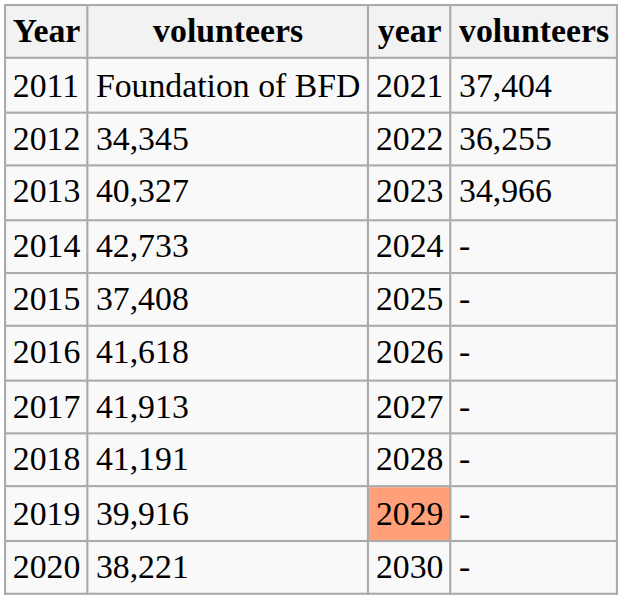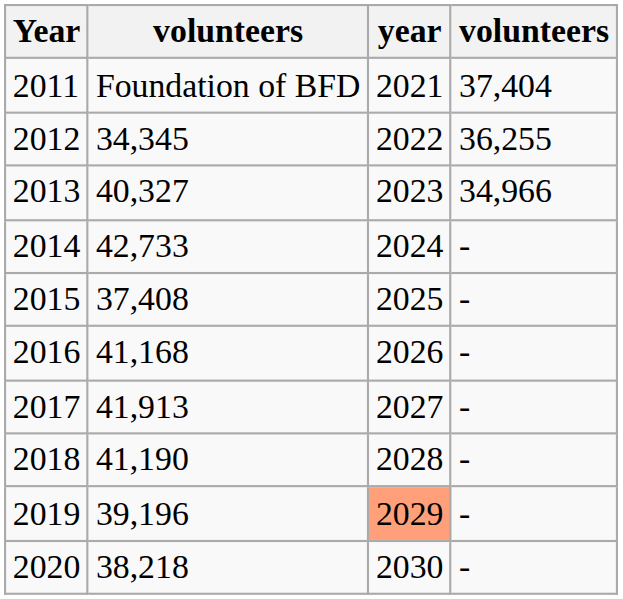(142, 352) 41,618 -> (142, 352) 41,168
(142, 459) 41,191 -> (142, 459) 41,190
(142, 513) 39,916 -> (142, 513) 39,196
(142, 566) 38,221 -> (142, 566) 38,218
